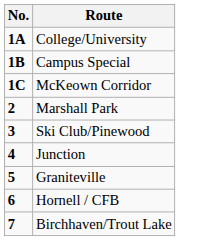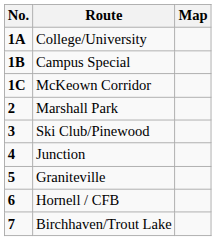+ column: (193, 16)
